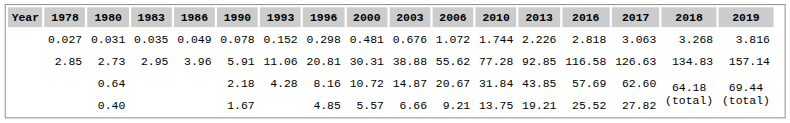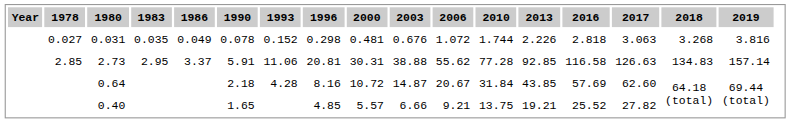(198, 61) 3.96 -> (198, 61) 3.37
(241, 105) 1.67 -> (241, 105) 1.65
